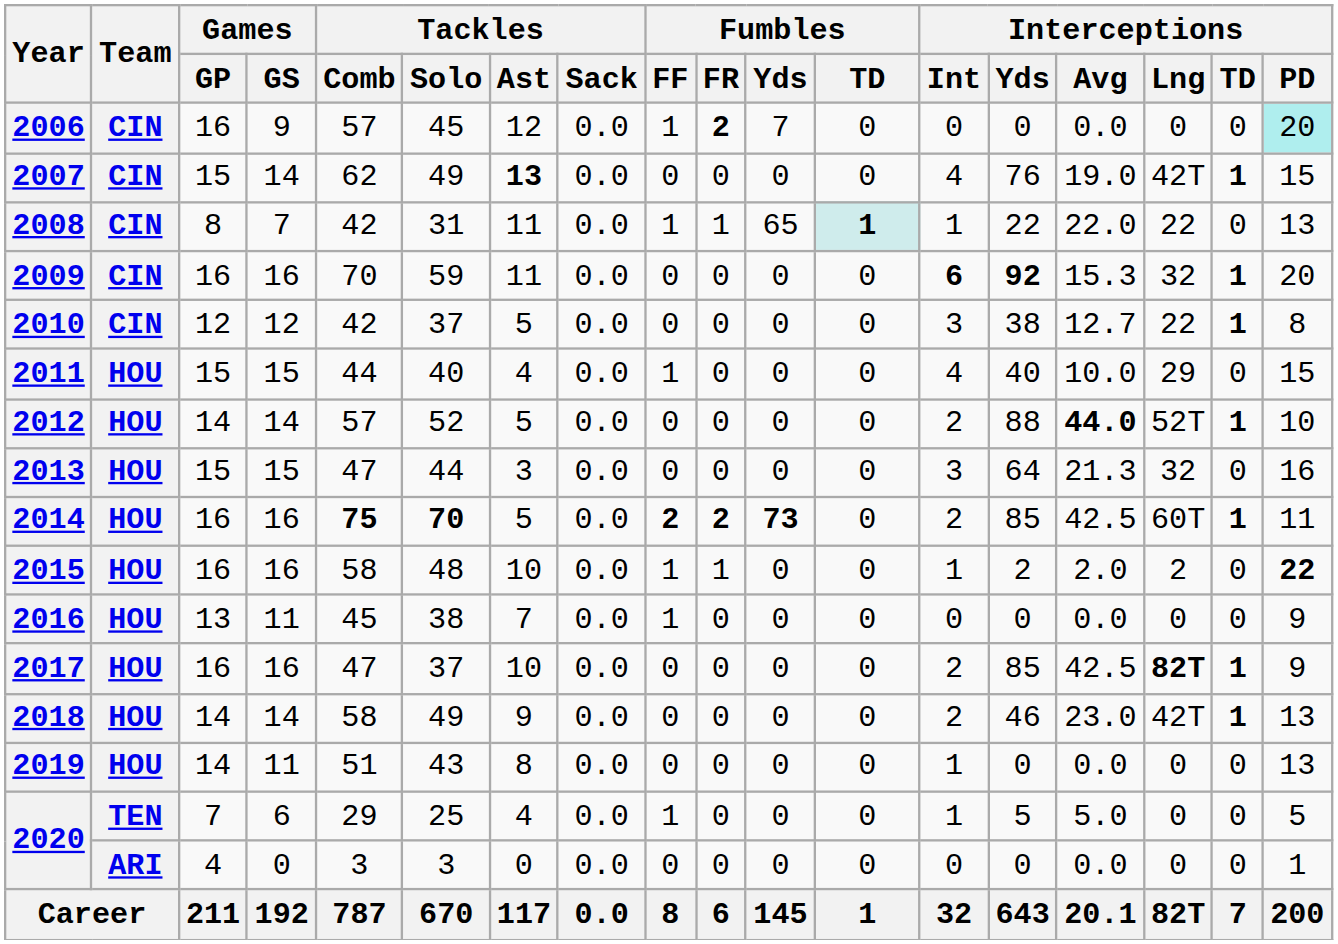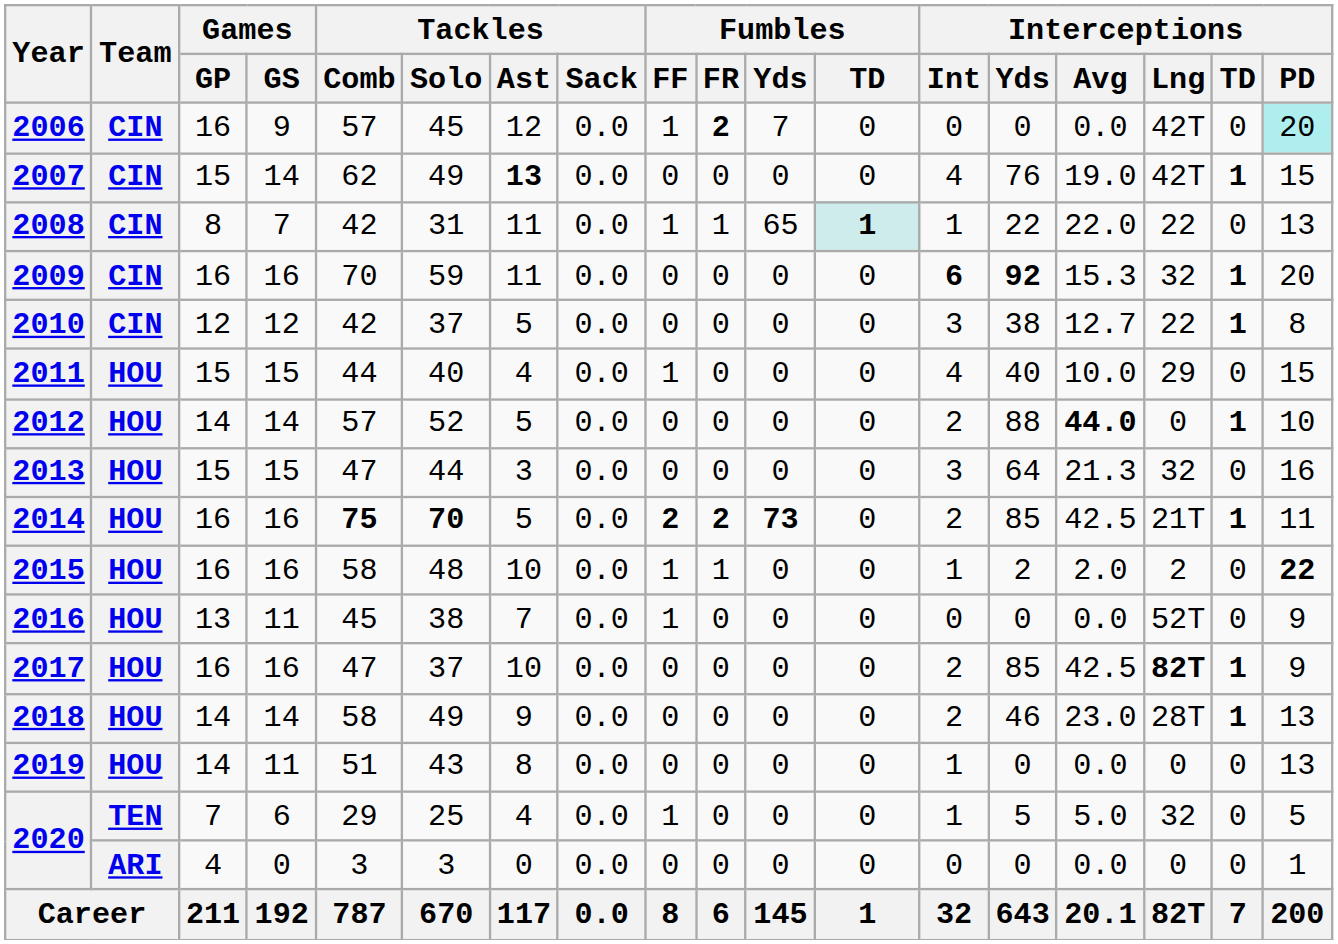(1178, 128) 0 -> (1178, 128) 42T
(1178, 423) 52T -> (1178, 423) 0
(1178, 521) 60T -> (1178, 521) 21T
(1178, 620) 0 -> (1178, 620) 52T
(1178, 718) 42T -> (1178, 718) 28T
(1178, 816) 0 -> (1178, 816) 32
